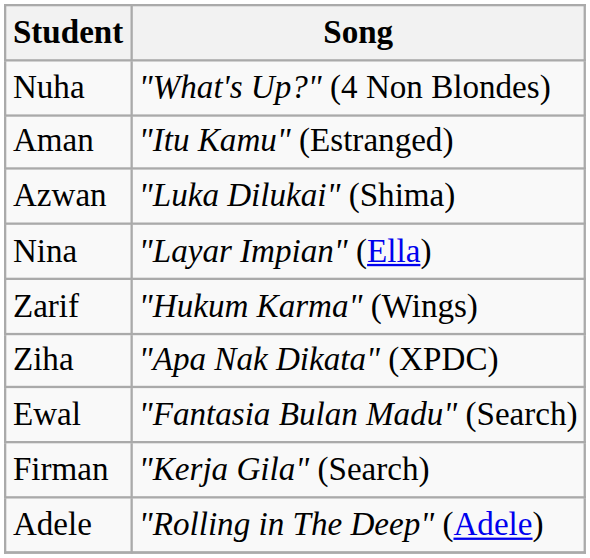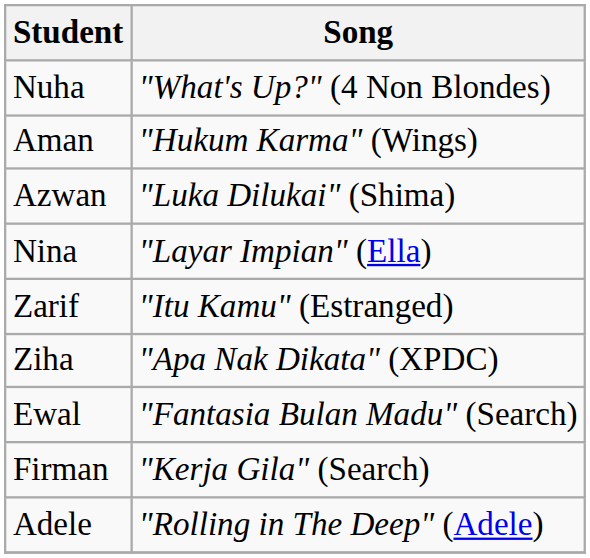(296, 141) "Itu Kamu" (Estranged) -> (308, 141) "Hukum Karma" (Wings)
(308, 305) "Hukum Karma" (Wings) -> (296, 305) "Itu Kamu" (Estranged)
